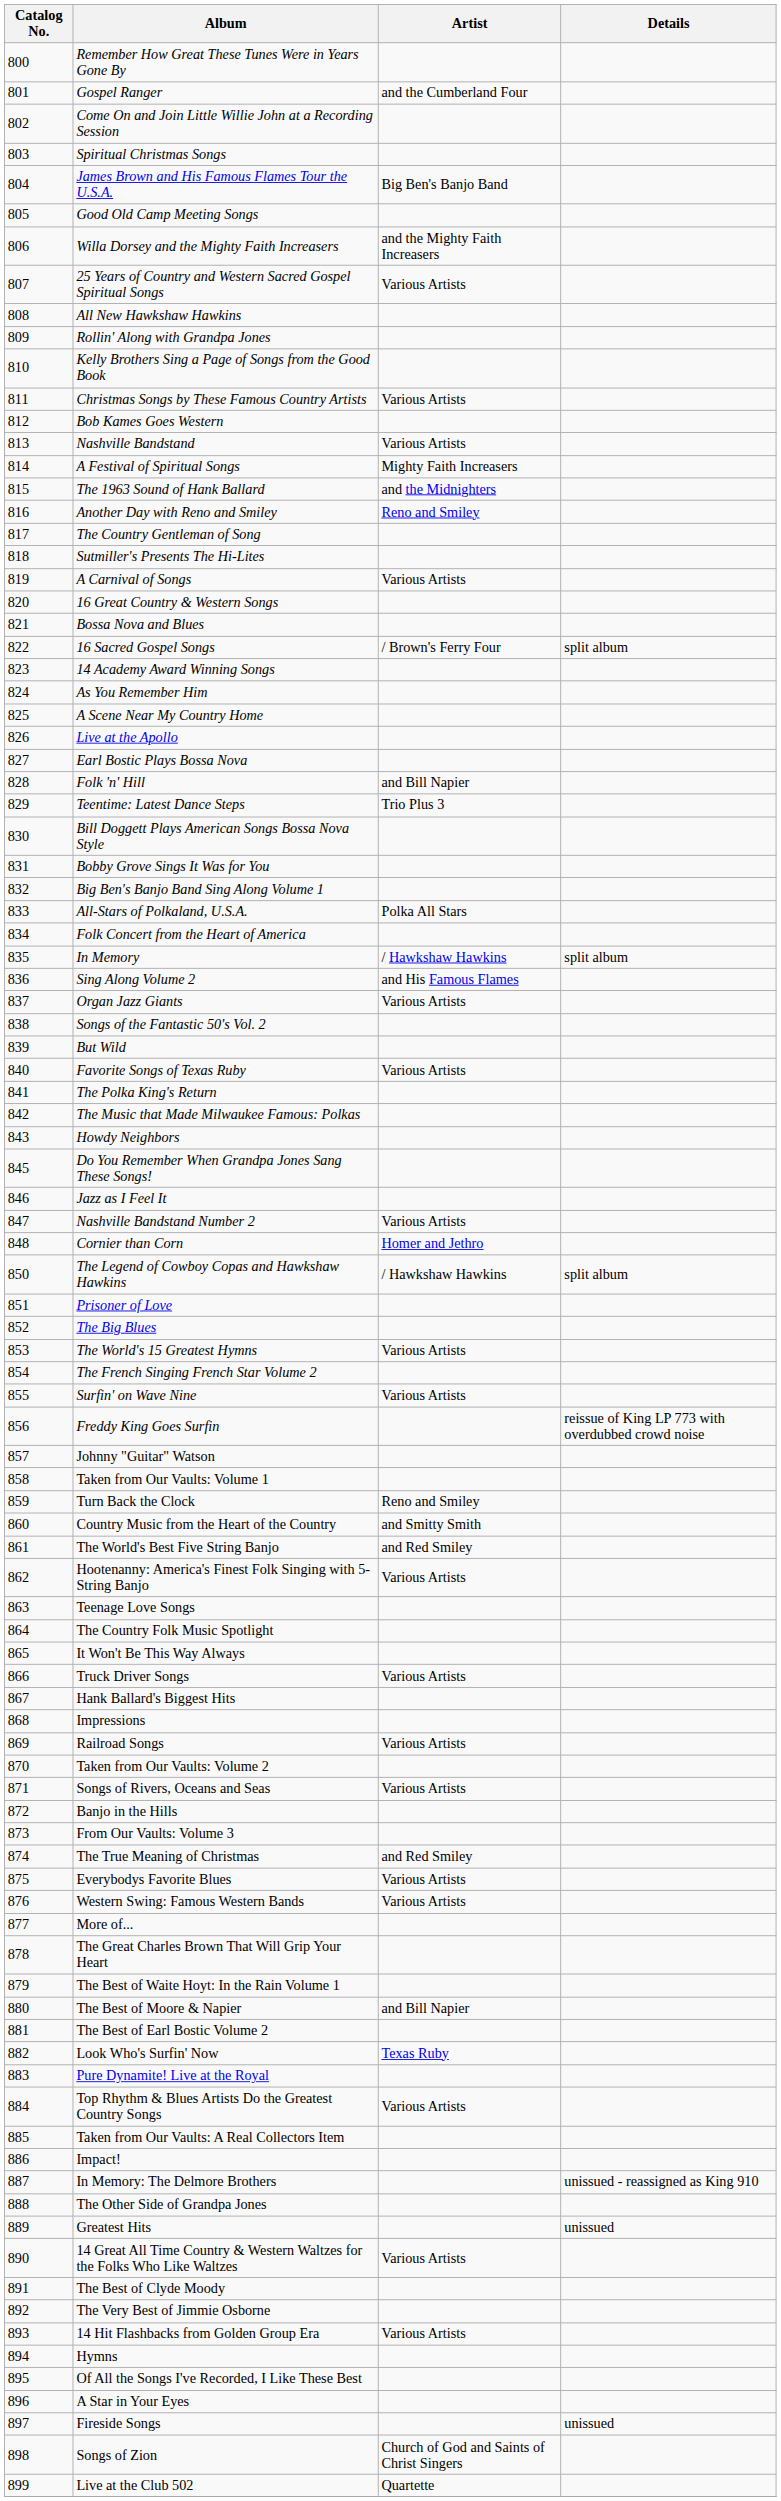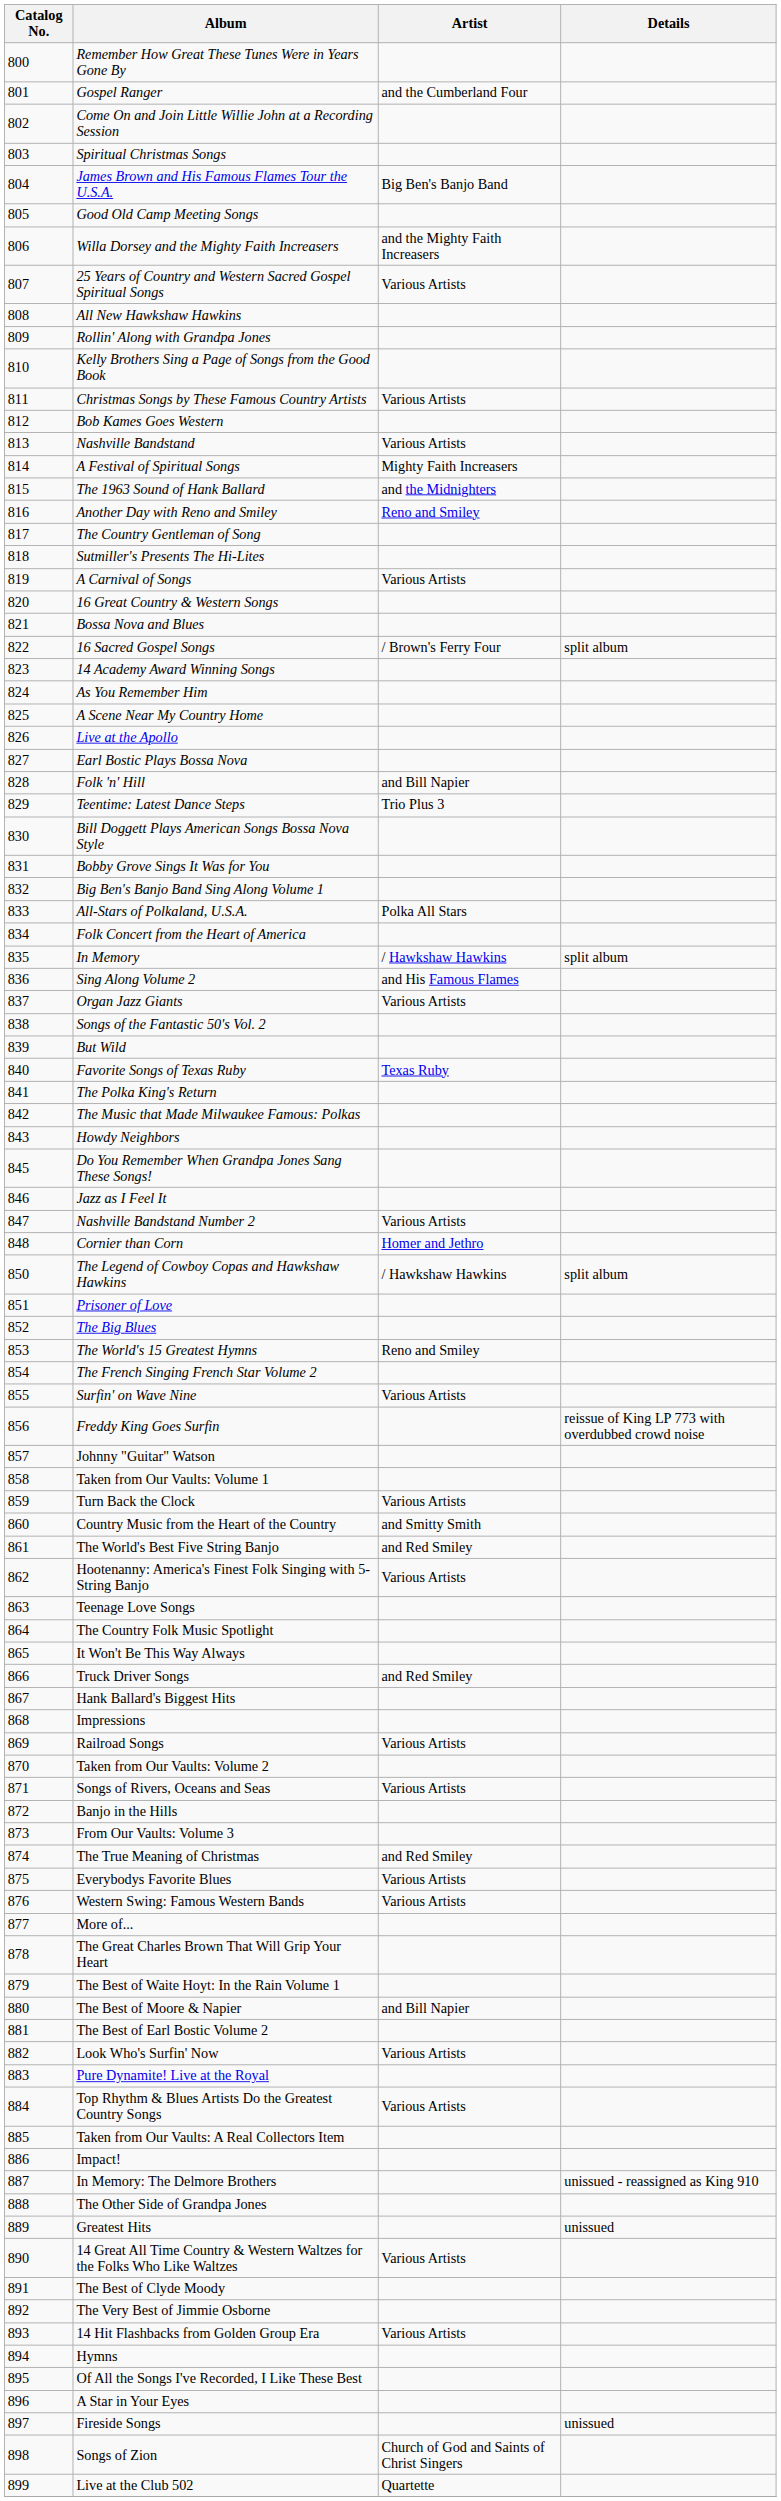(424, 1069) Various Artists -> (415, 1069) Texas Ruby
(424, 1350) Various Artists -> (431, 1350) Reno and Smiley
(431, 1501) Reno and Smiley -> (424, 1501) Various Artists
(424, 1675) Various Artists -> (427, 1675) and Red Smiley
(415, 2053) Texas Ruby -> (424, 2053) Various Artists
